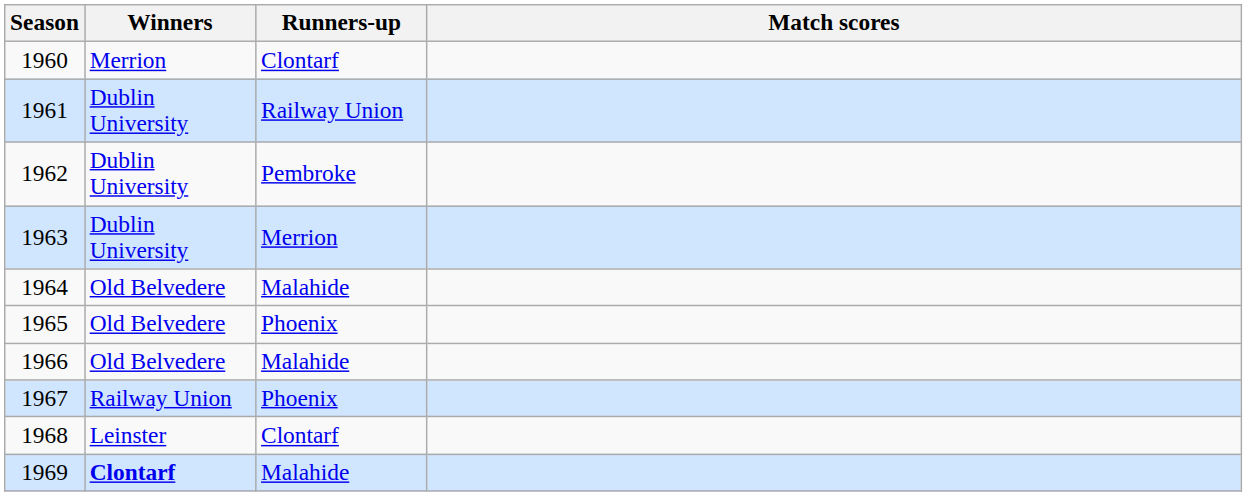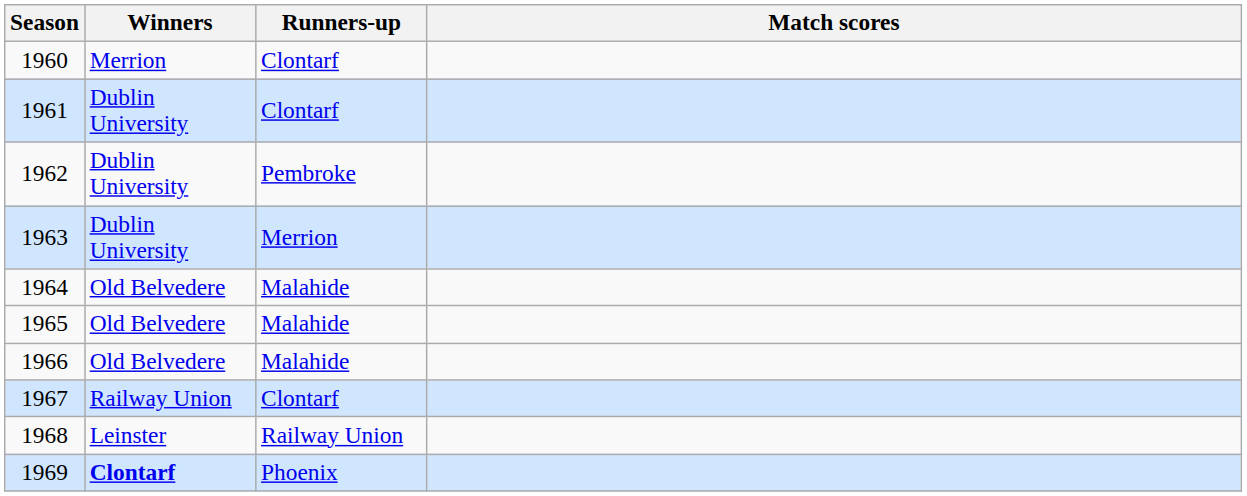(332, 110) Railway Union -> (300, 110) Clontarf
(299, 324) Phoenix -> (305, 324) Malahide
(299, 398) Phoenix -> (300, 398) Clontarf
(300, 435) Clontarf -> (332, 435) Railway Union
(305, 472) Malahide -> (299, 472) Phoenix
